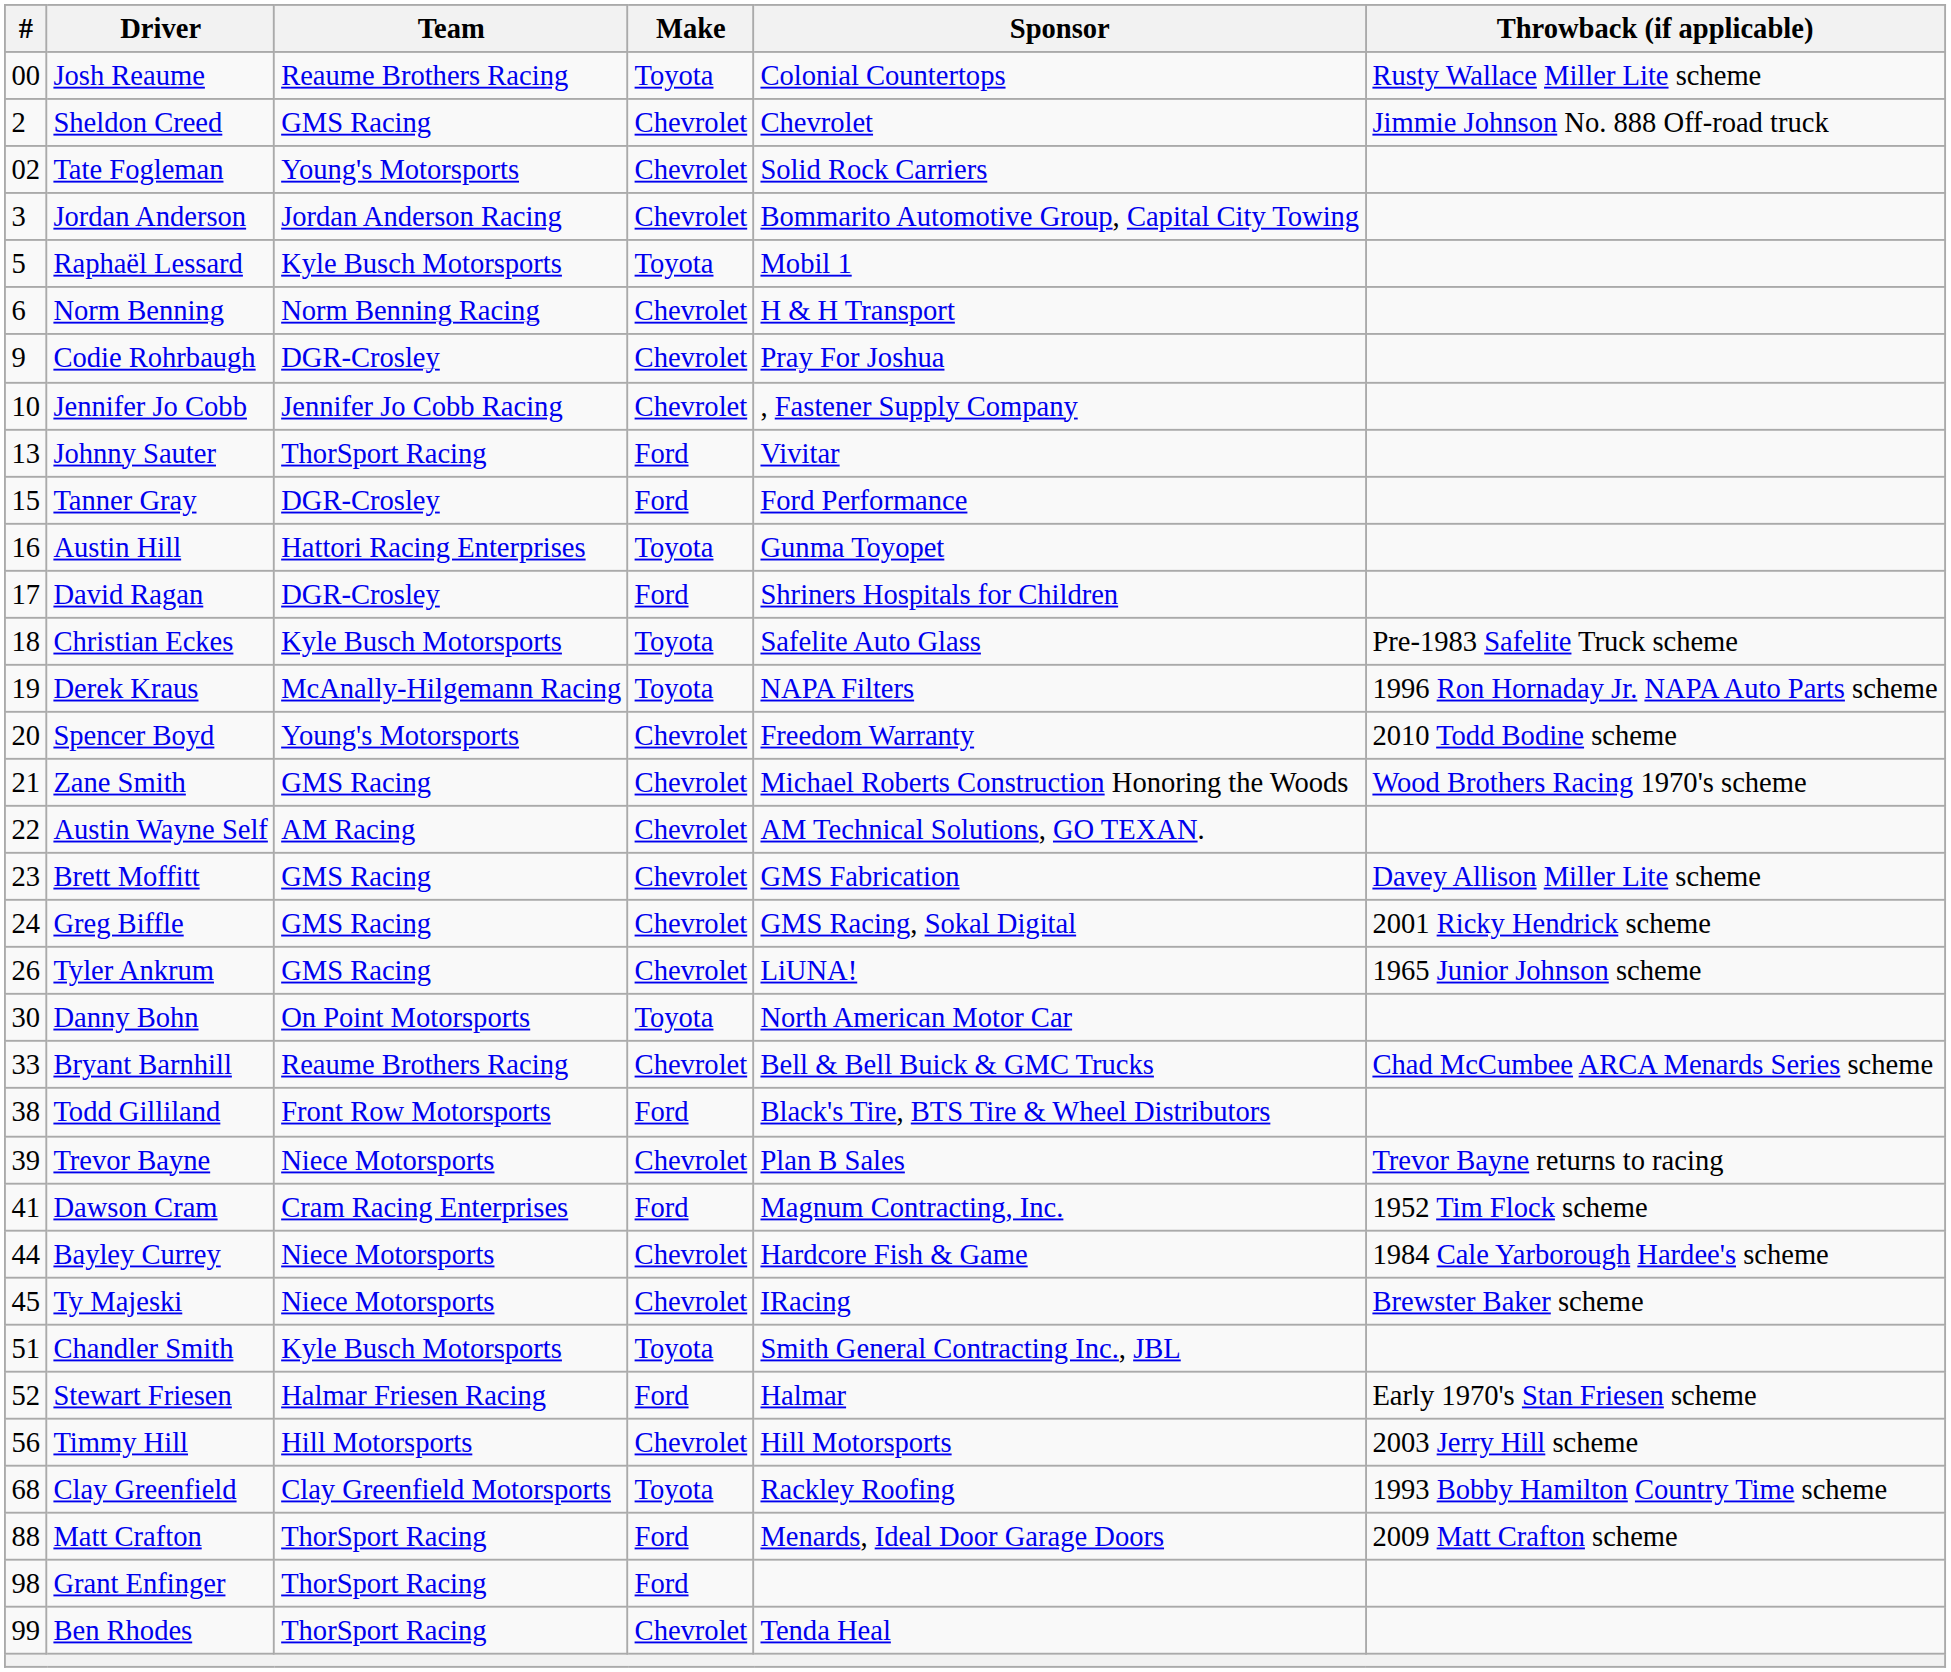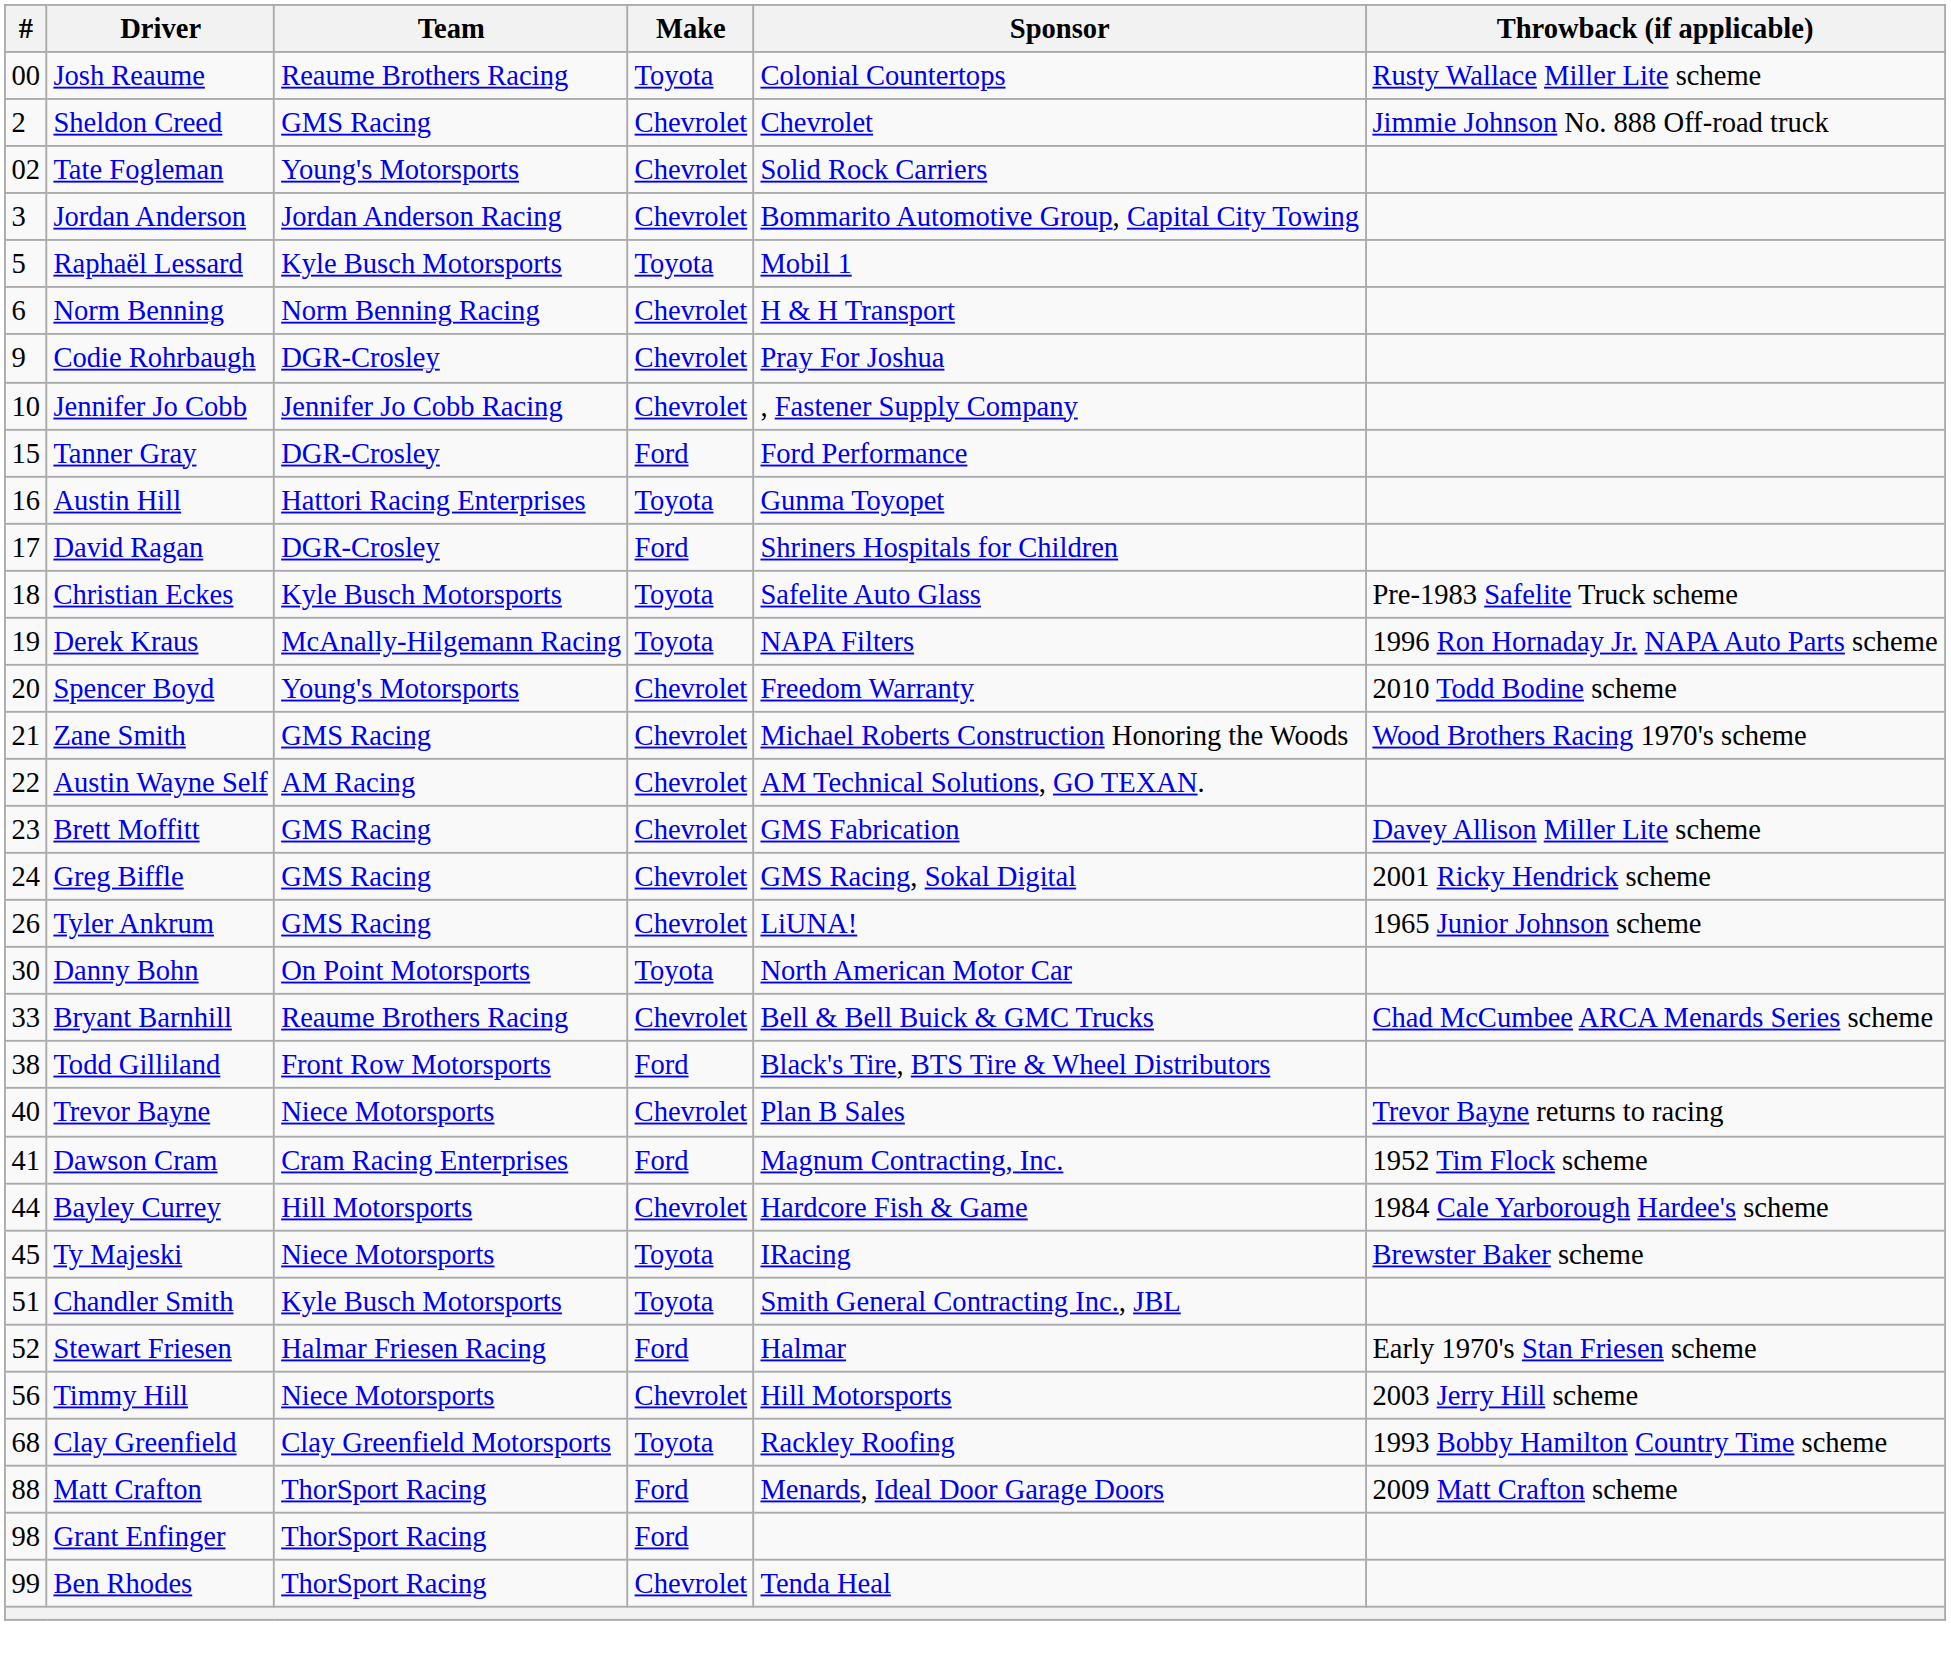- row: (135, 452)
(26, 1159) 39 -> (26, 1111) 40
(388, 1253) Niece Motorsports -> (377, 1206) Hill Motorsports
(691, 1300) Chevrolet -> (674, 1253) Toyota
(377, 1441) Hill Motorsports -> (388, 1394) Niece Motorsports
